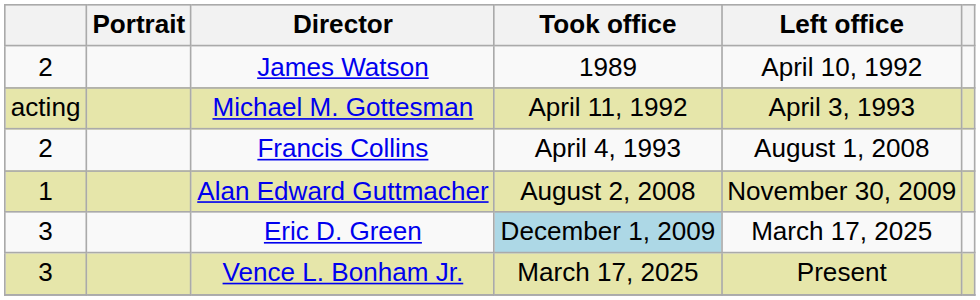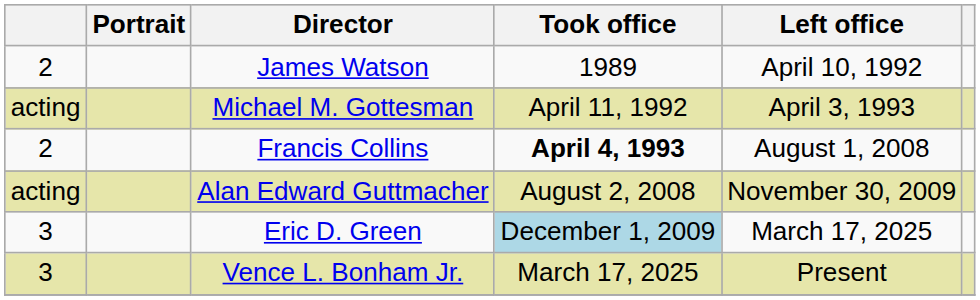(608, 149) normal -> (608, 149) bold
(46, 190) 1 -> (46, 190) acting
